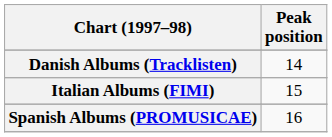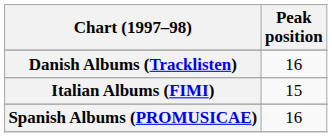(294, 63) 14 -> (294, 63) 16
